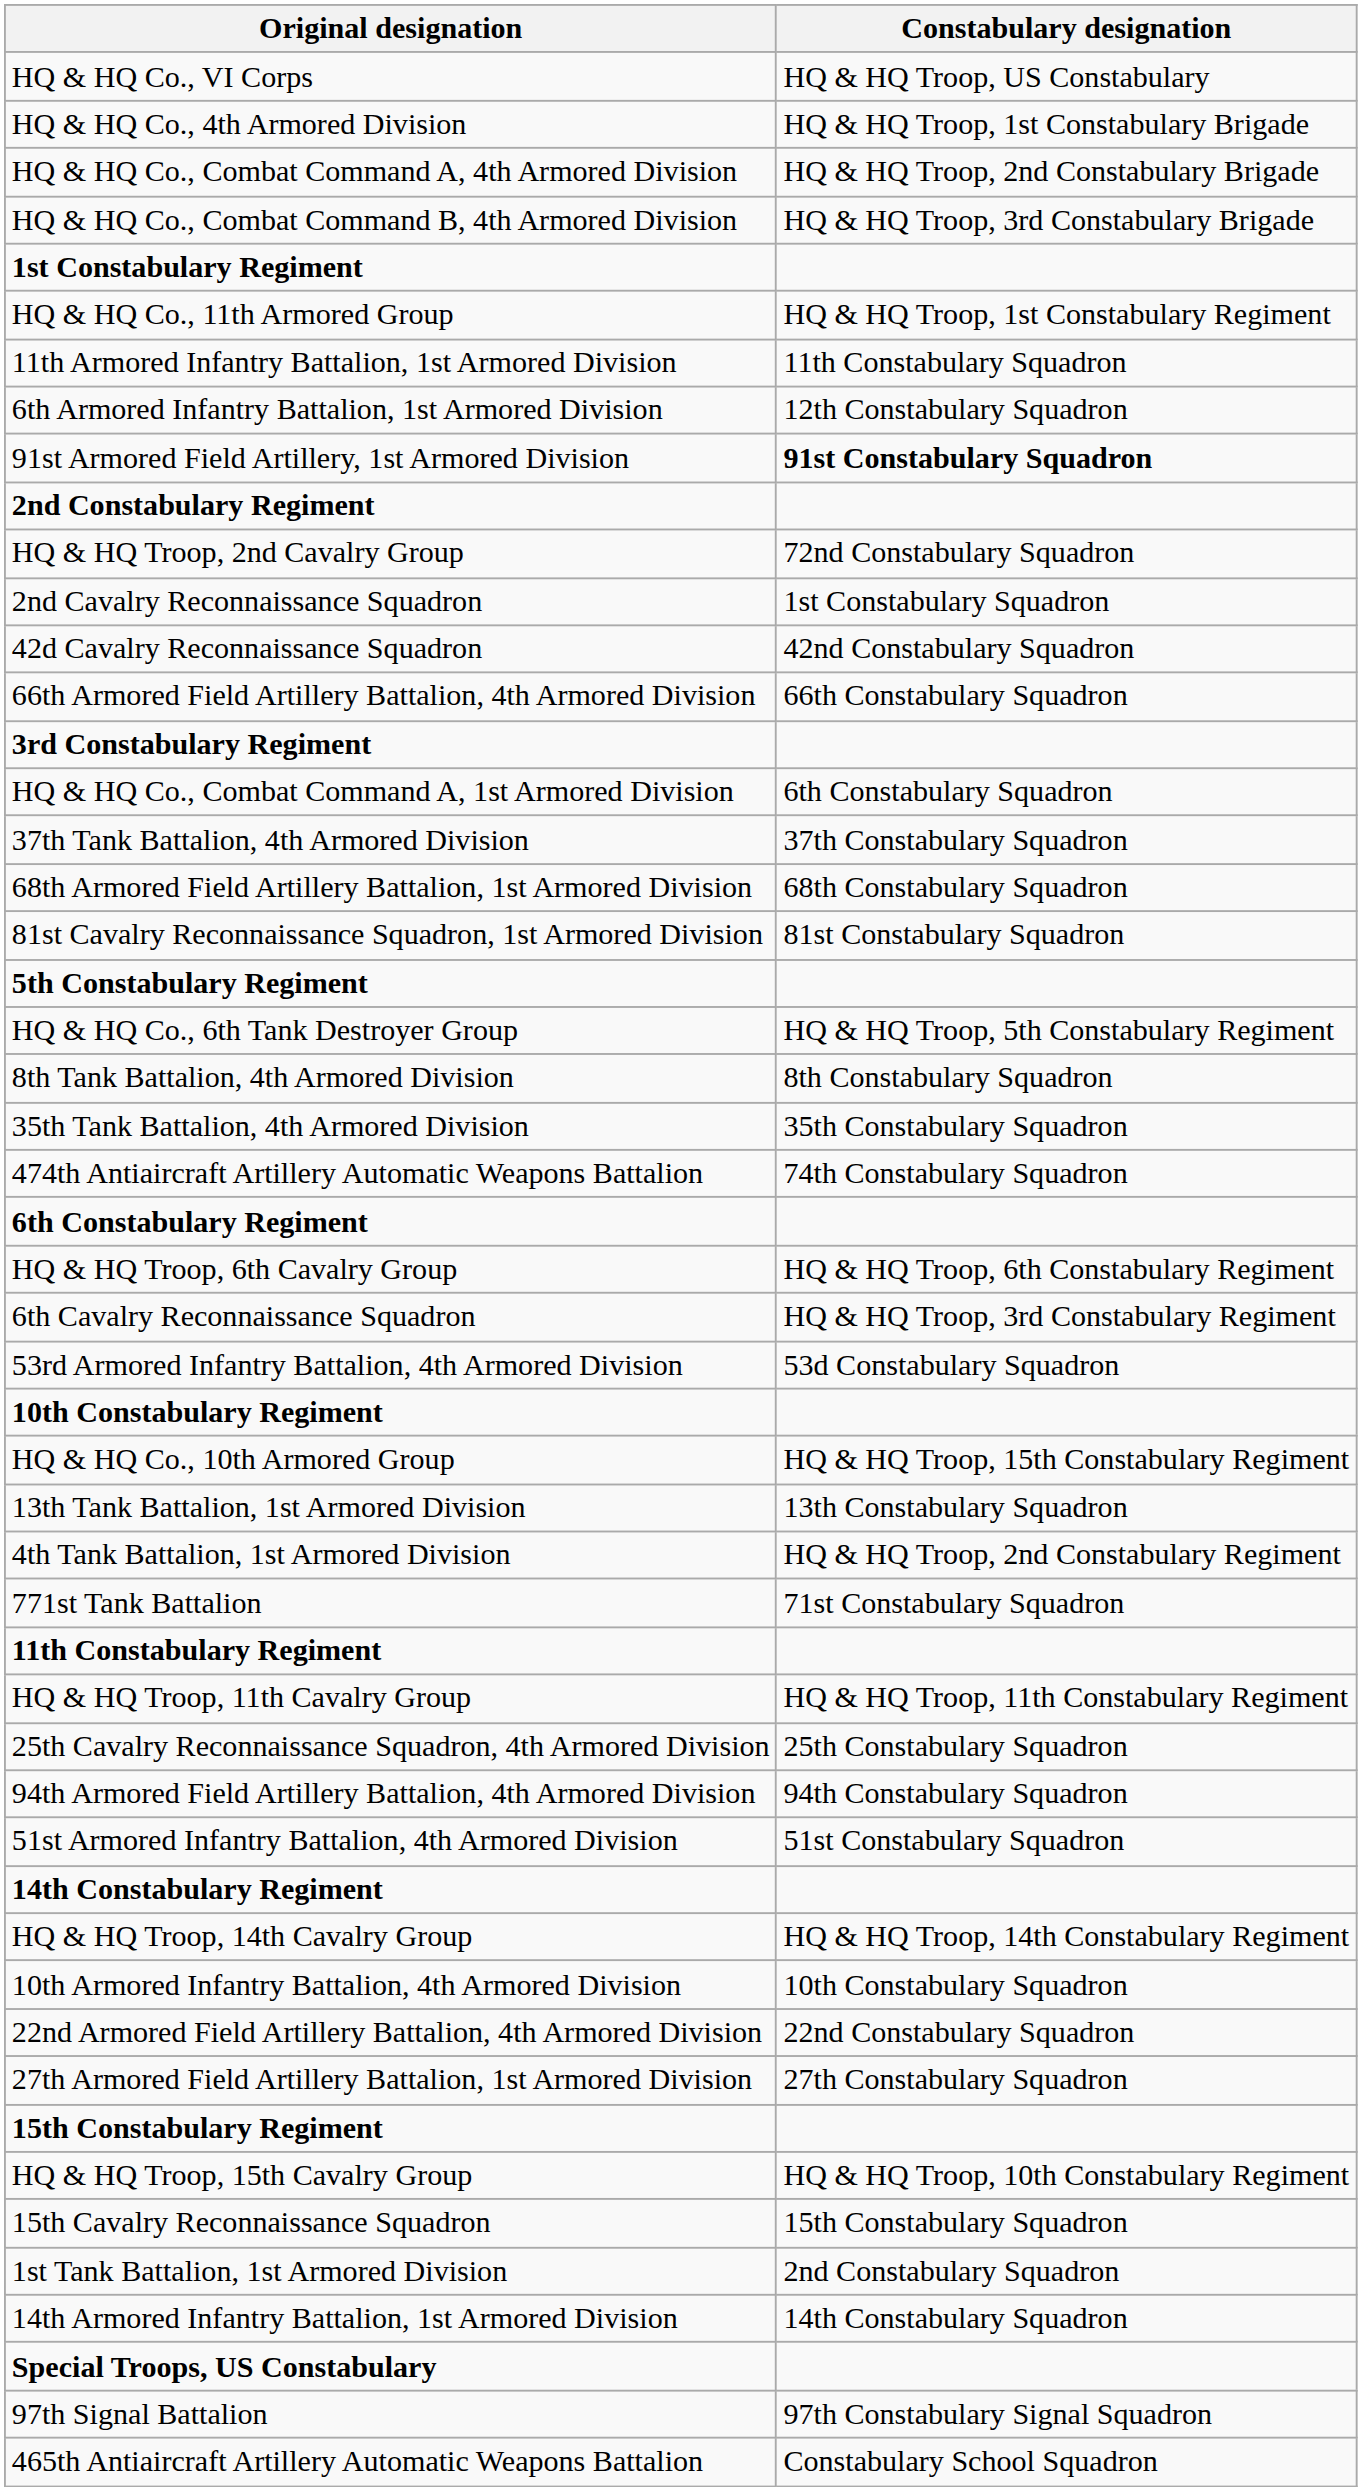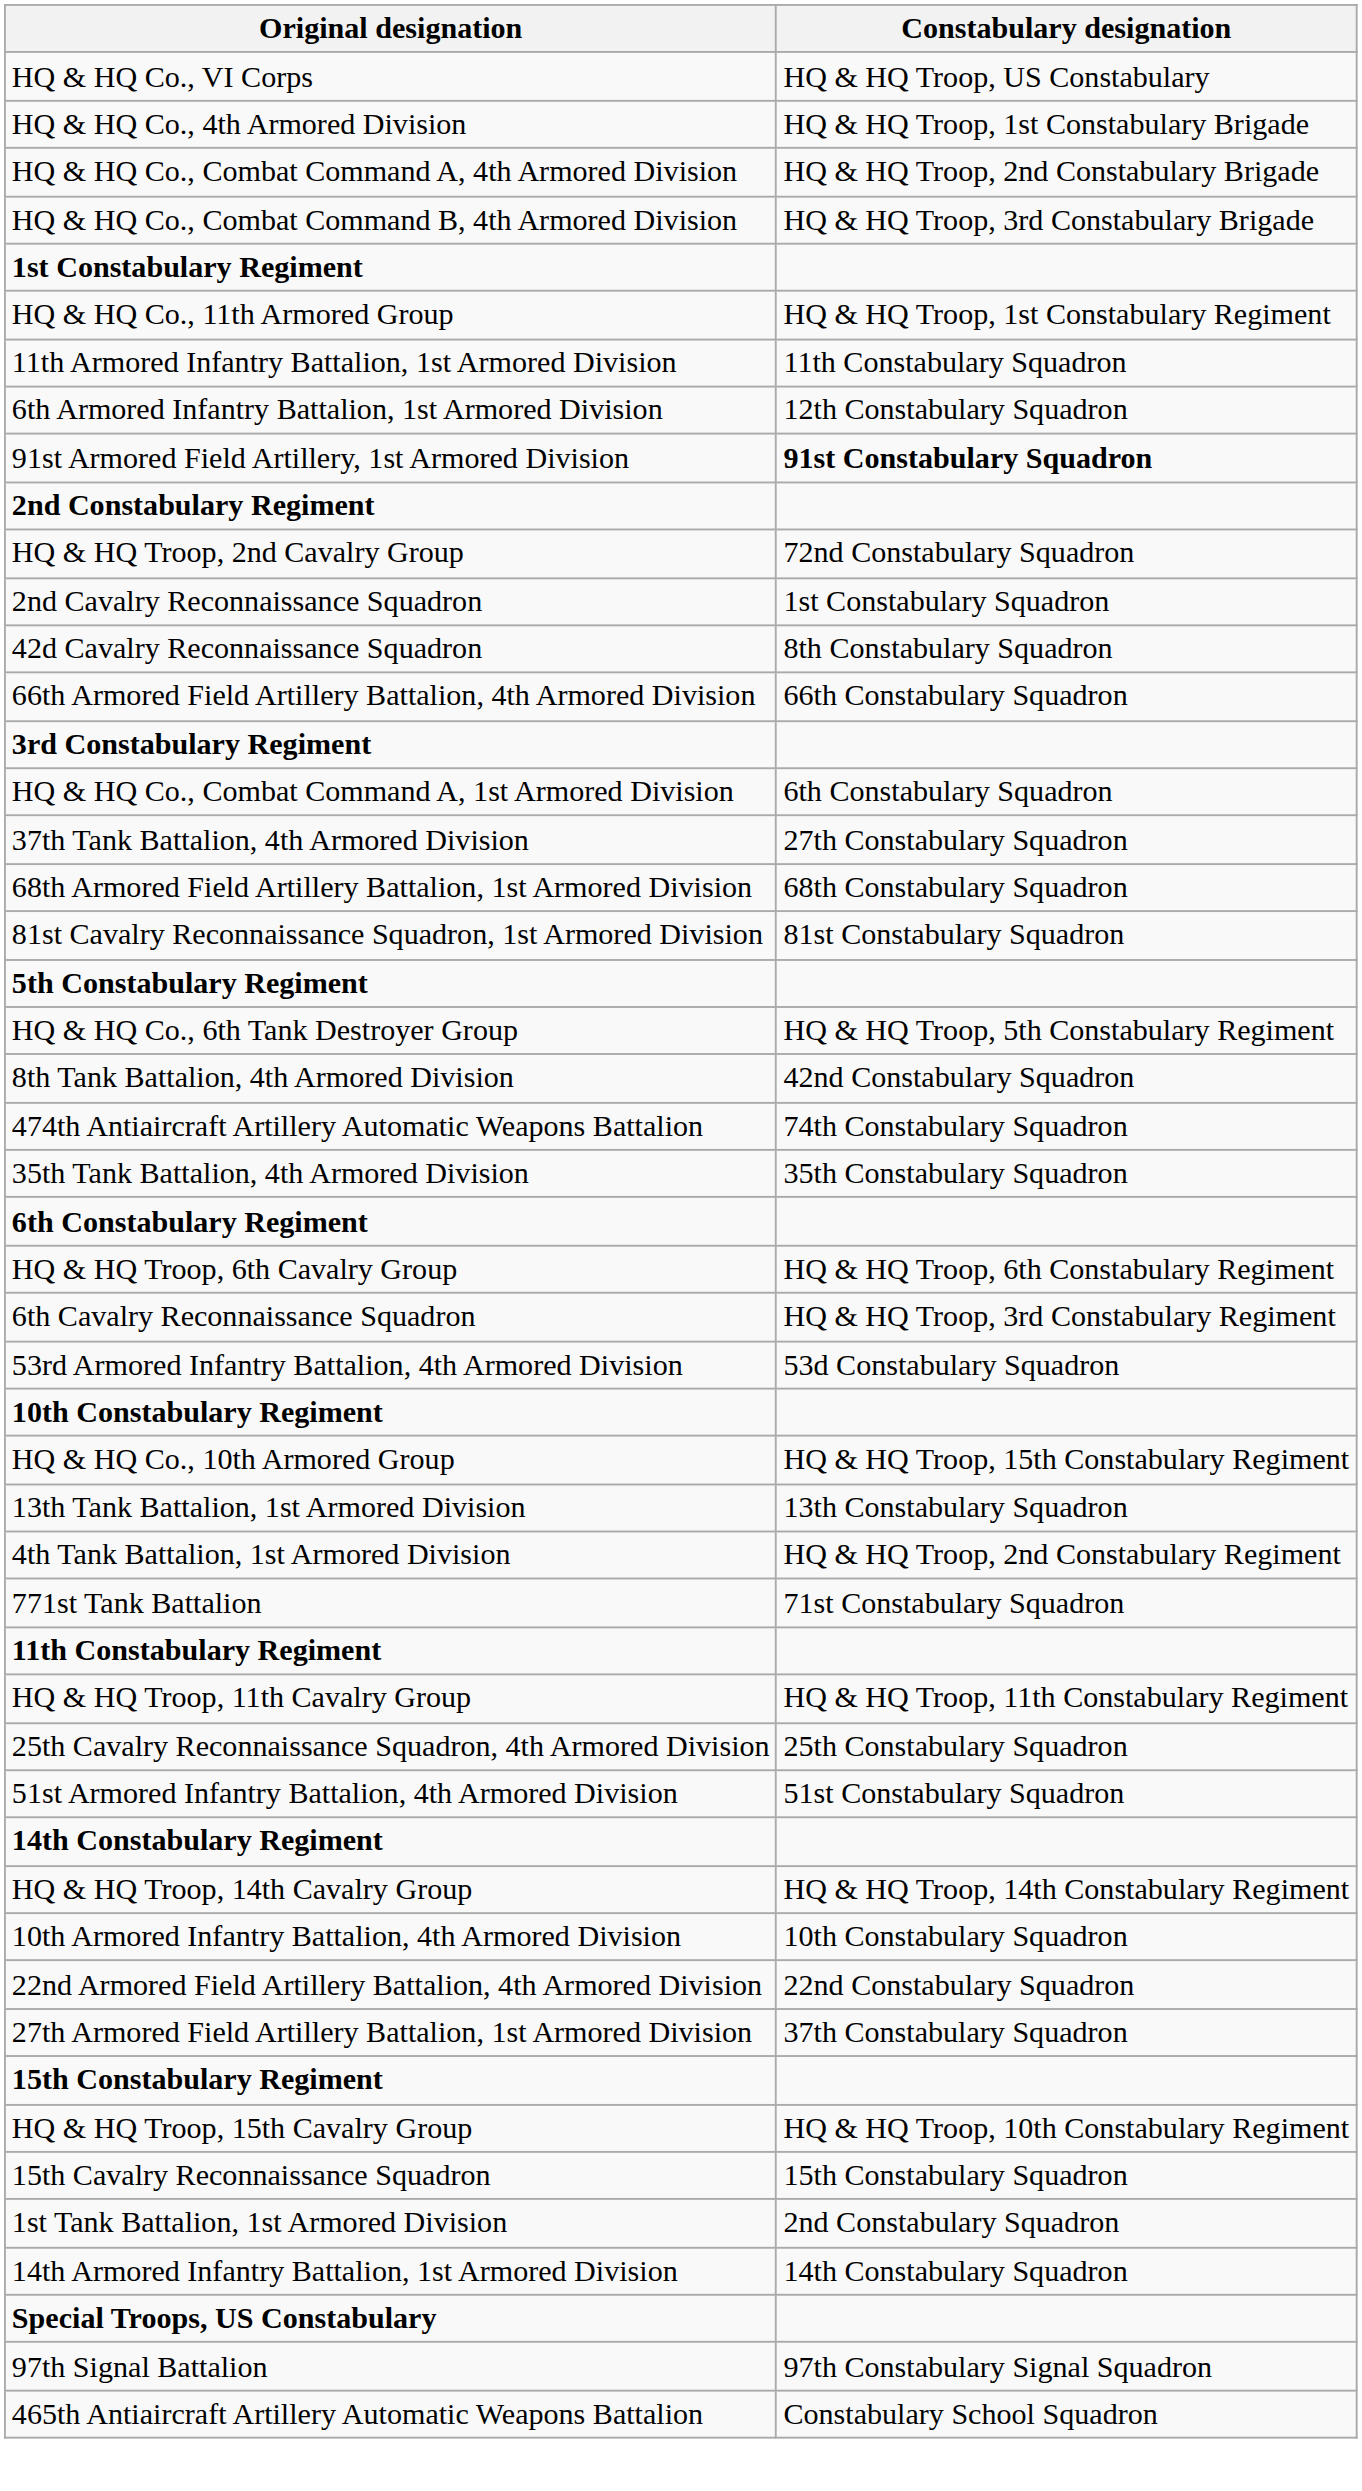(959, 648) 42nd Constabulary Squadron -> (948, 648) 8th Constabulary Squadron
(956, 839) 37th Constabulary Squadron -> (956, 839) 27th Constabulary Squadron
(948, 1077) 8th Constabulary Squadron -> (959, 1077) 42nd Constabulary Squadron
rows swapped: (270, 1125) <-> (357, 1173)
- row: (384, 1793)
(956, 2079) 27th Constabulary Squadron -> (956, 2031) 37th Constabulary Squadron
